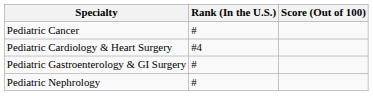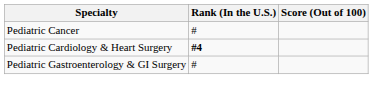(197, 47) normal -> (197, 47) bold
- row: (54, 82)
